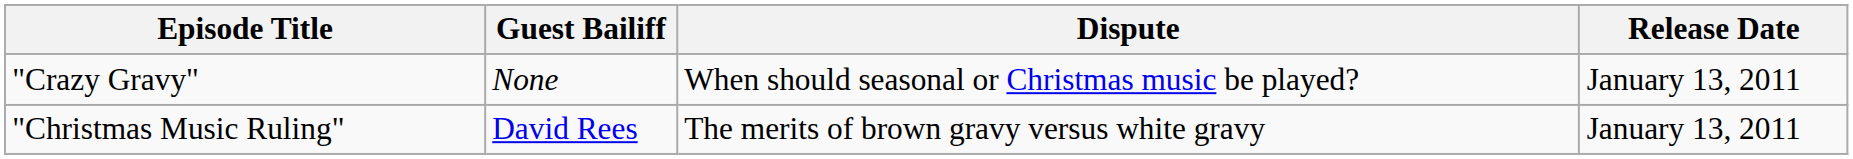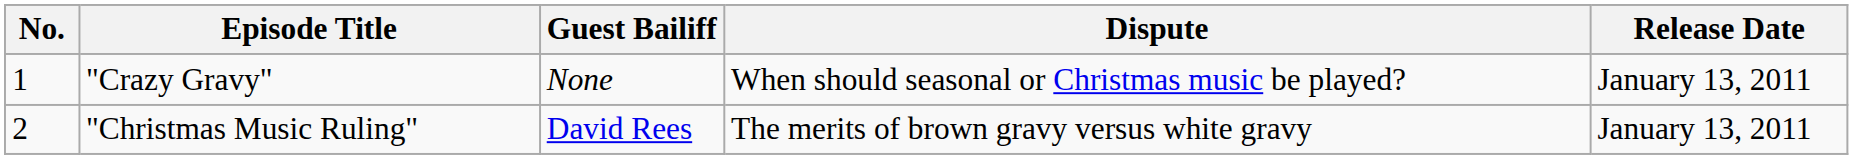+ column: (42, 29)
